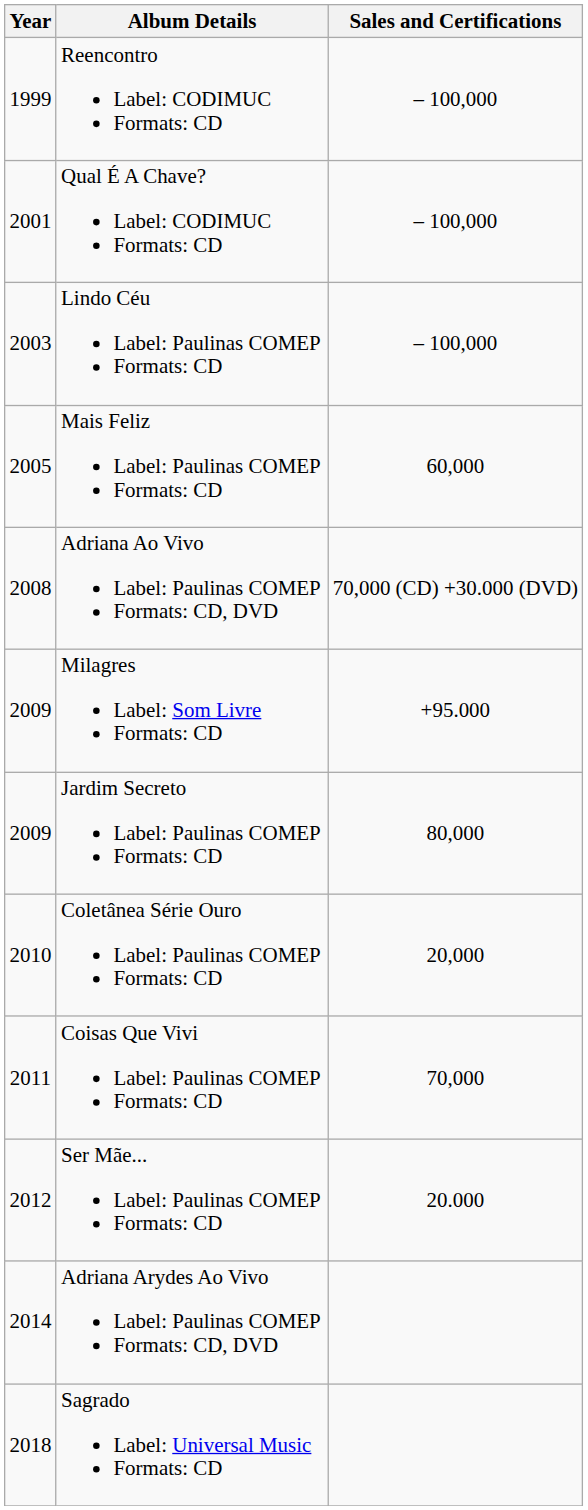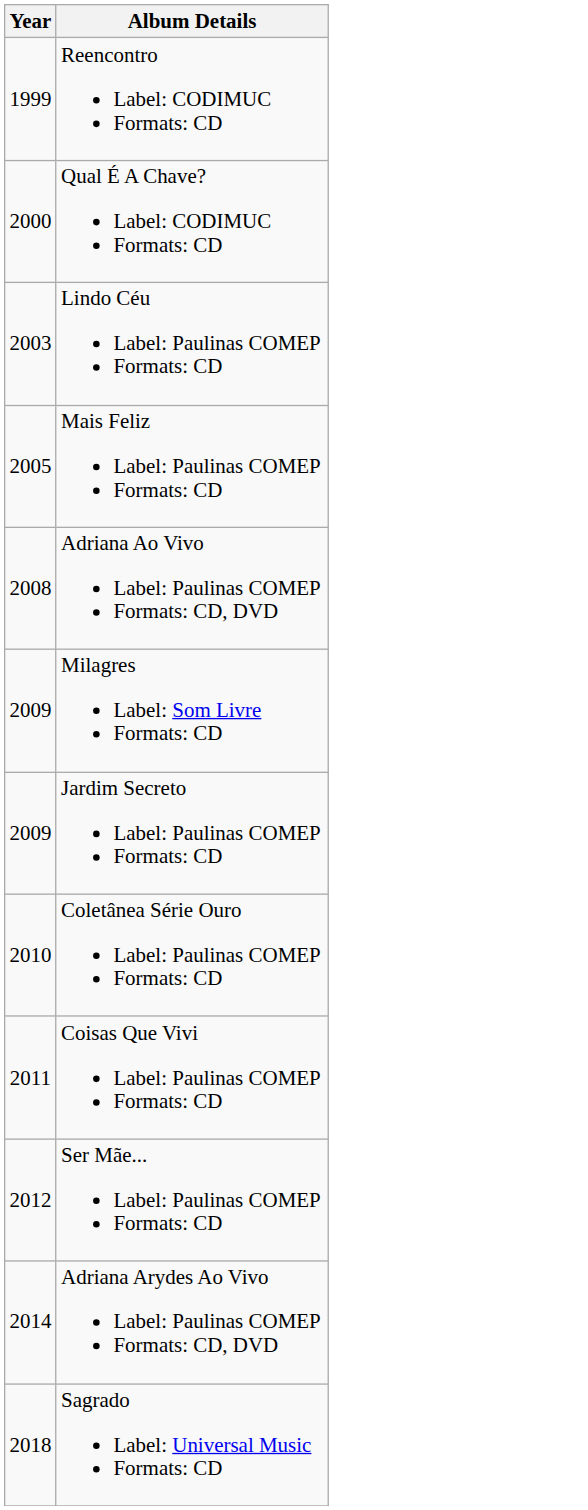- column: (455, 21)
(30, 221) 2001 -> (30, 221) 2000
